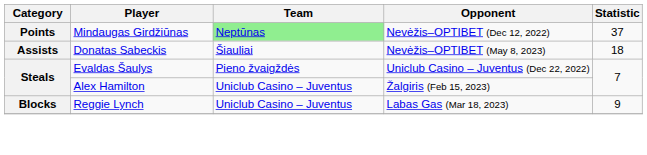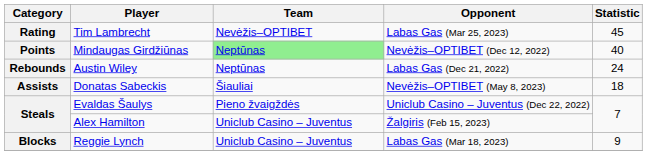+ row: (112, 31)
(617, 31) 37 -> (617, 50) 40
+ row: (105, 68)
